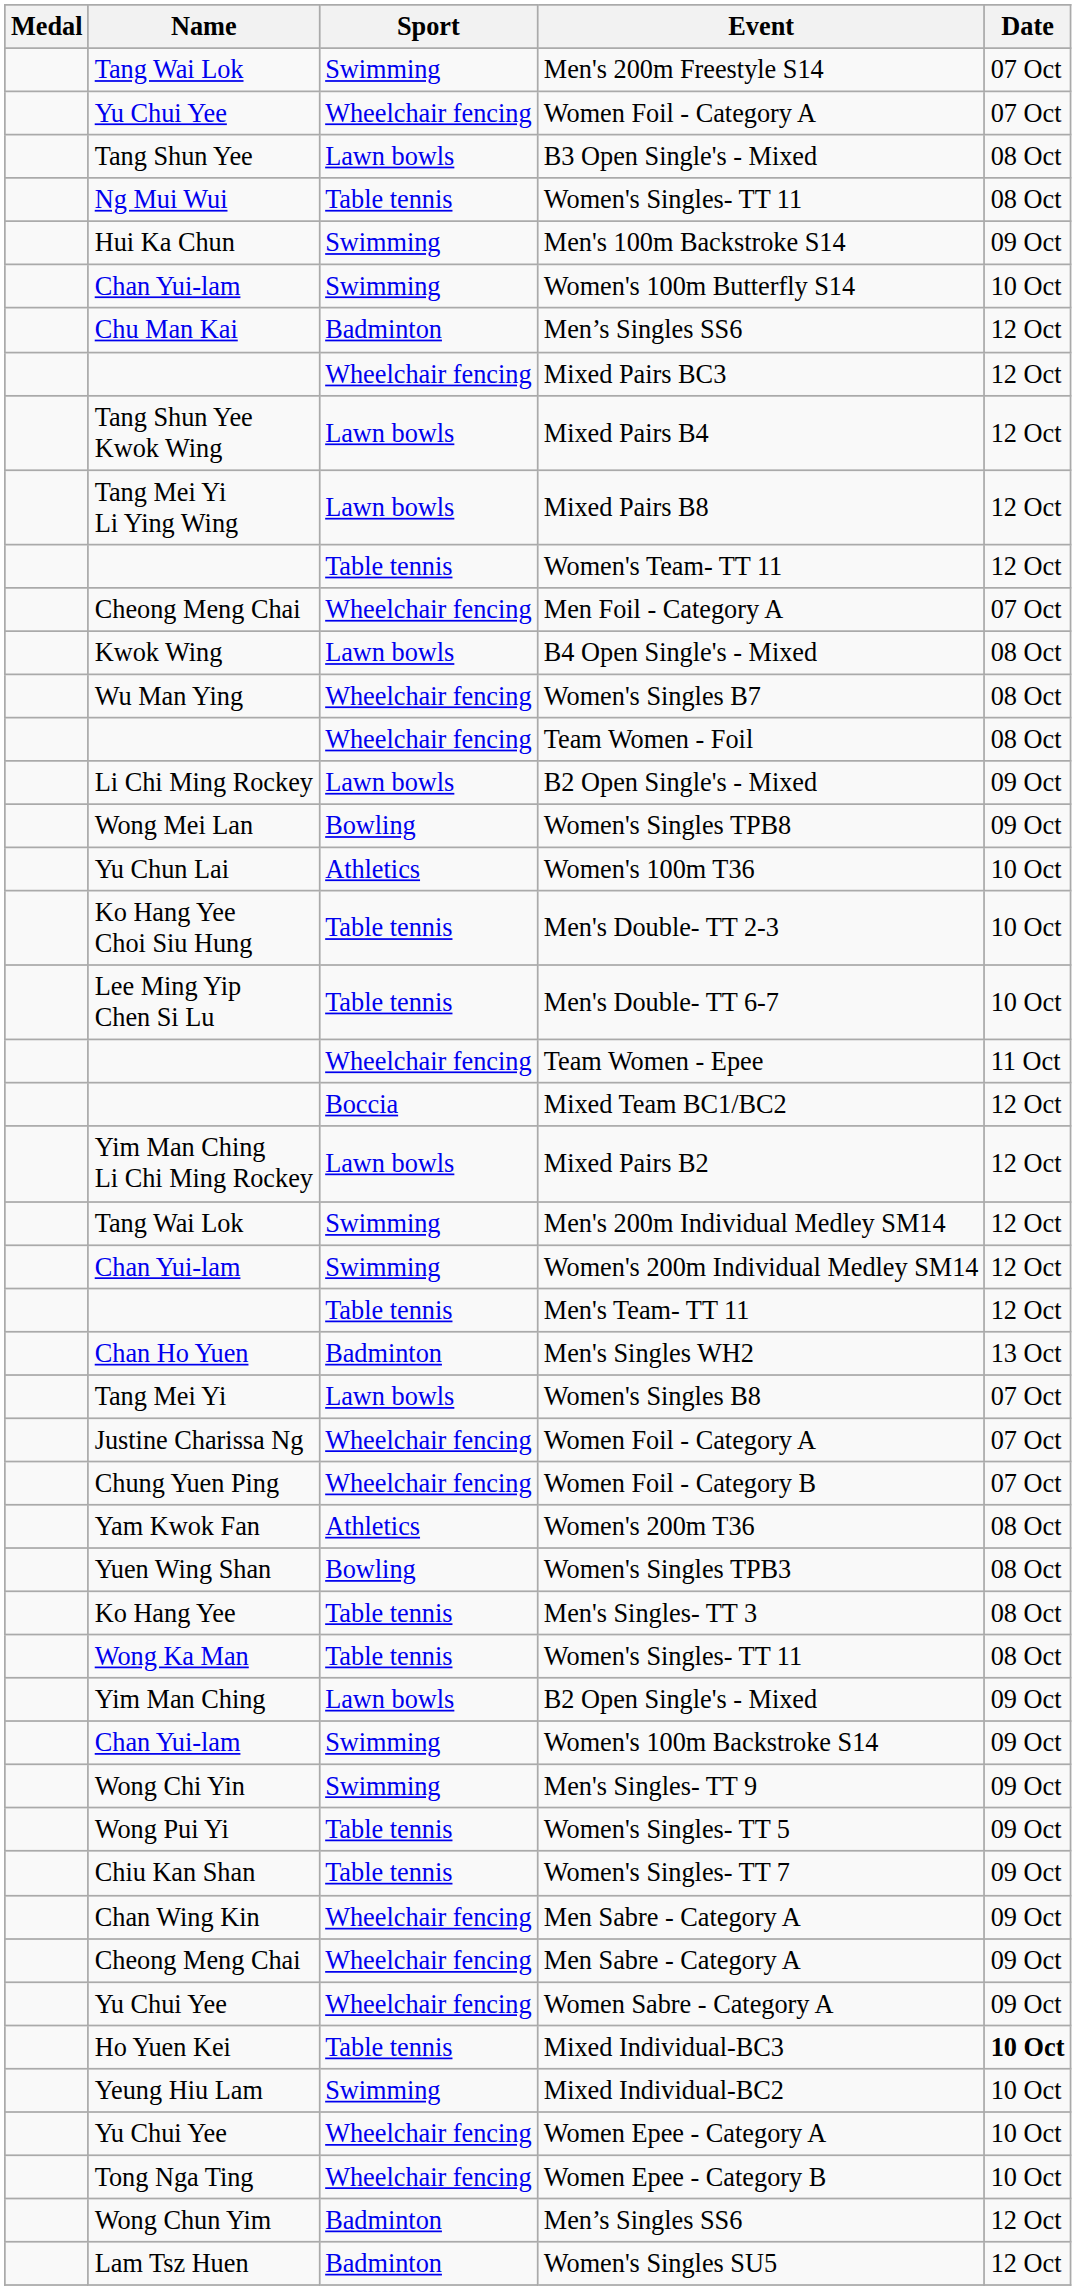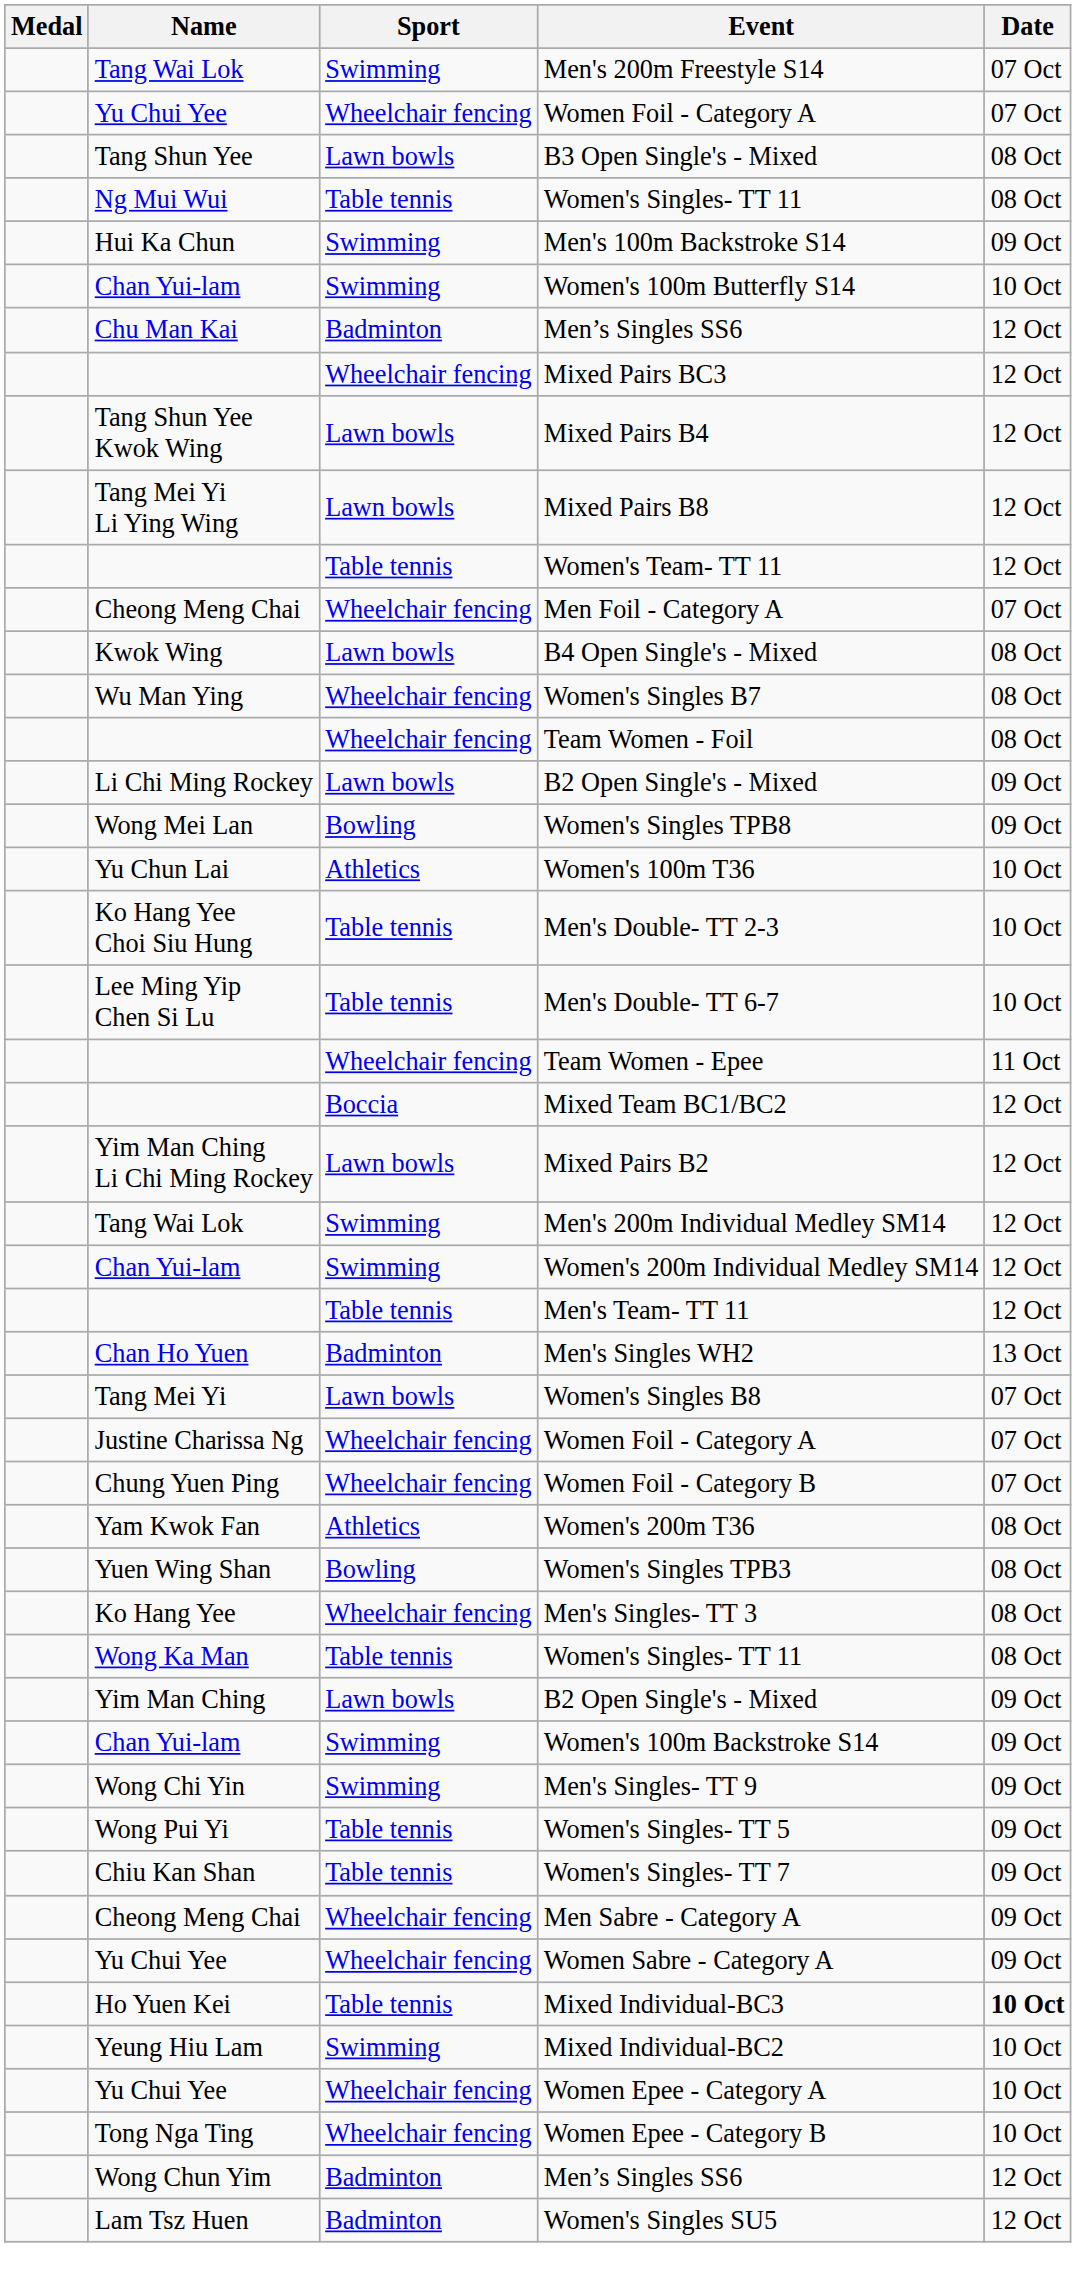(389, 1612) Table tennis -> (428, 1612) Wheelchair fencing
- row: (177, 1916)
